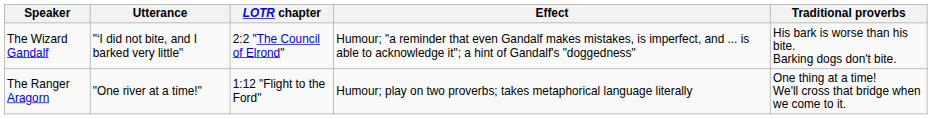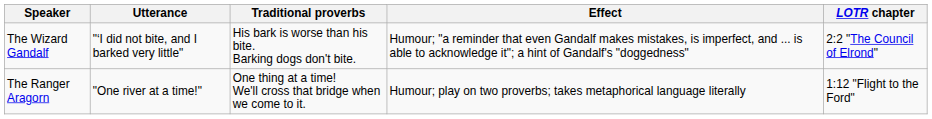columns swapped: (849, 13) <-> (282, 13)
